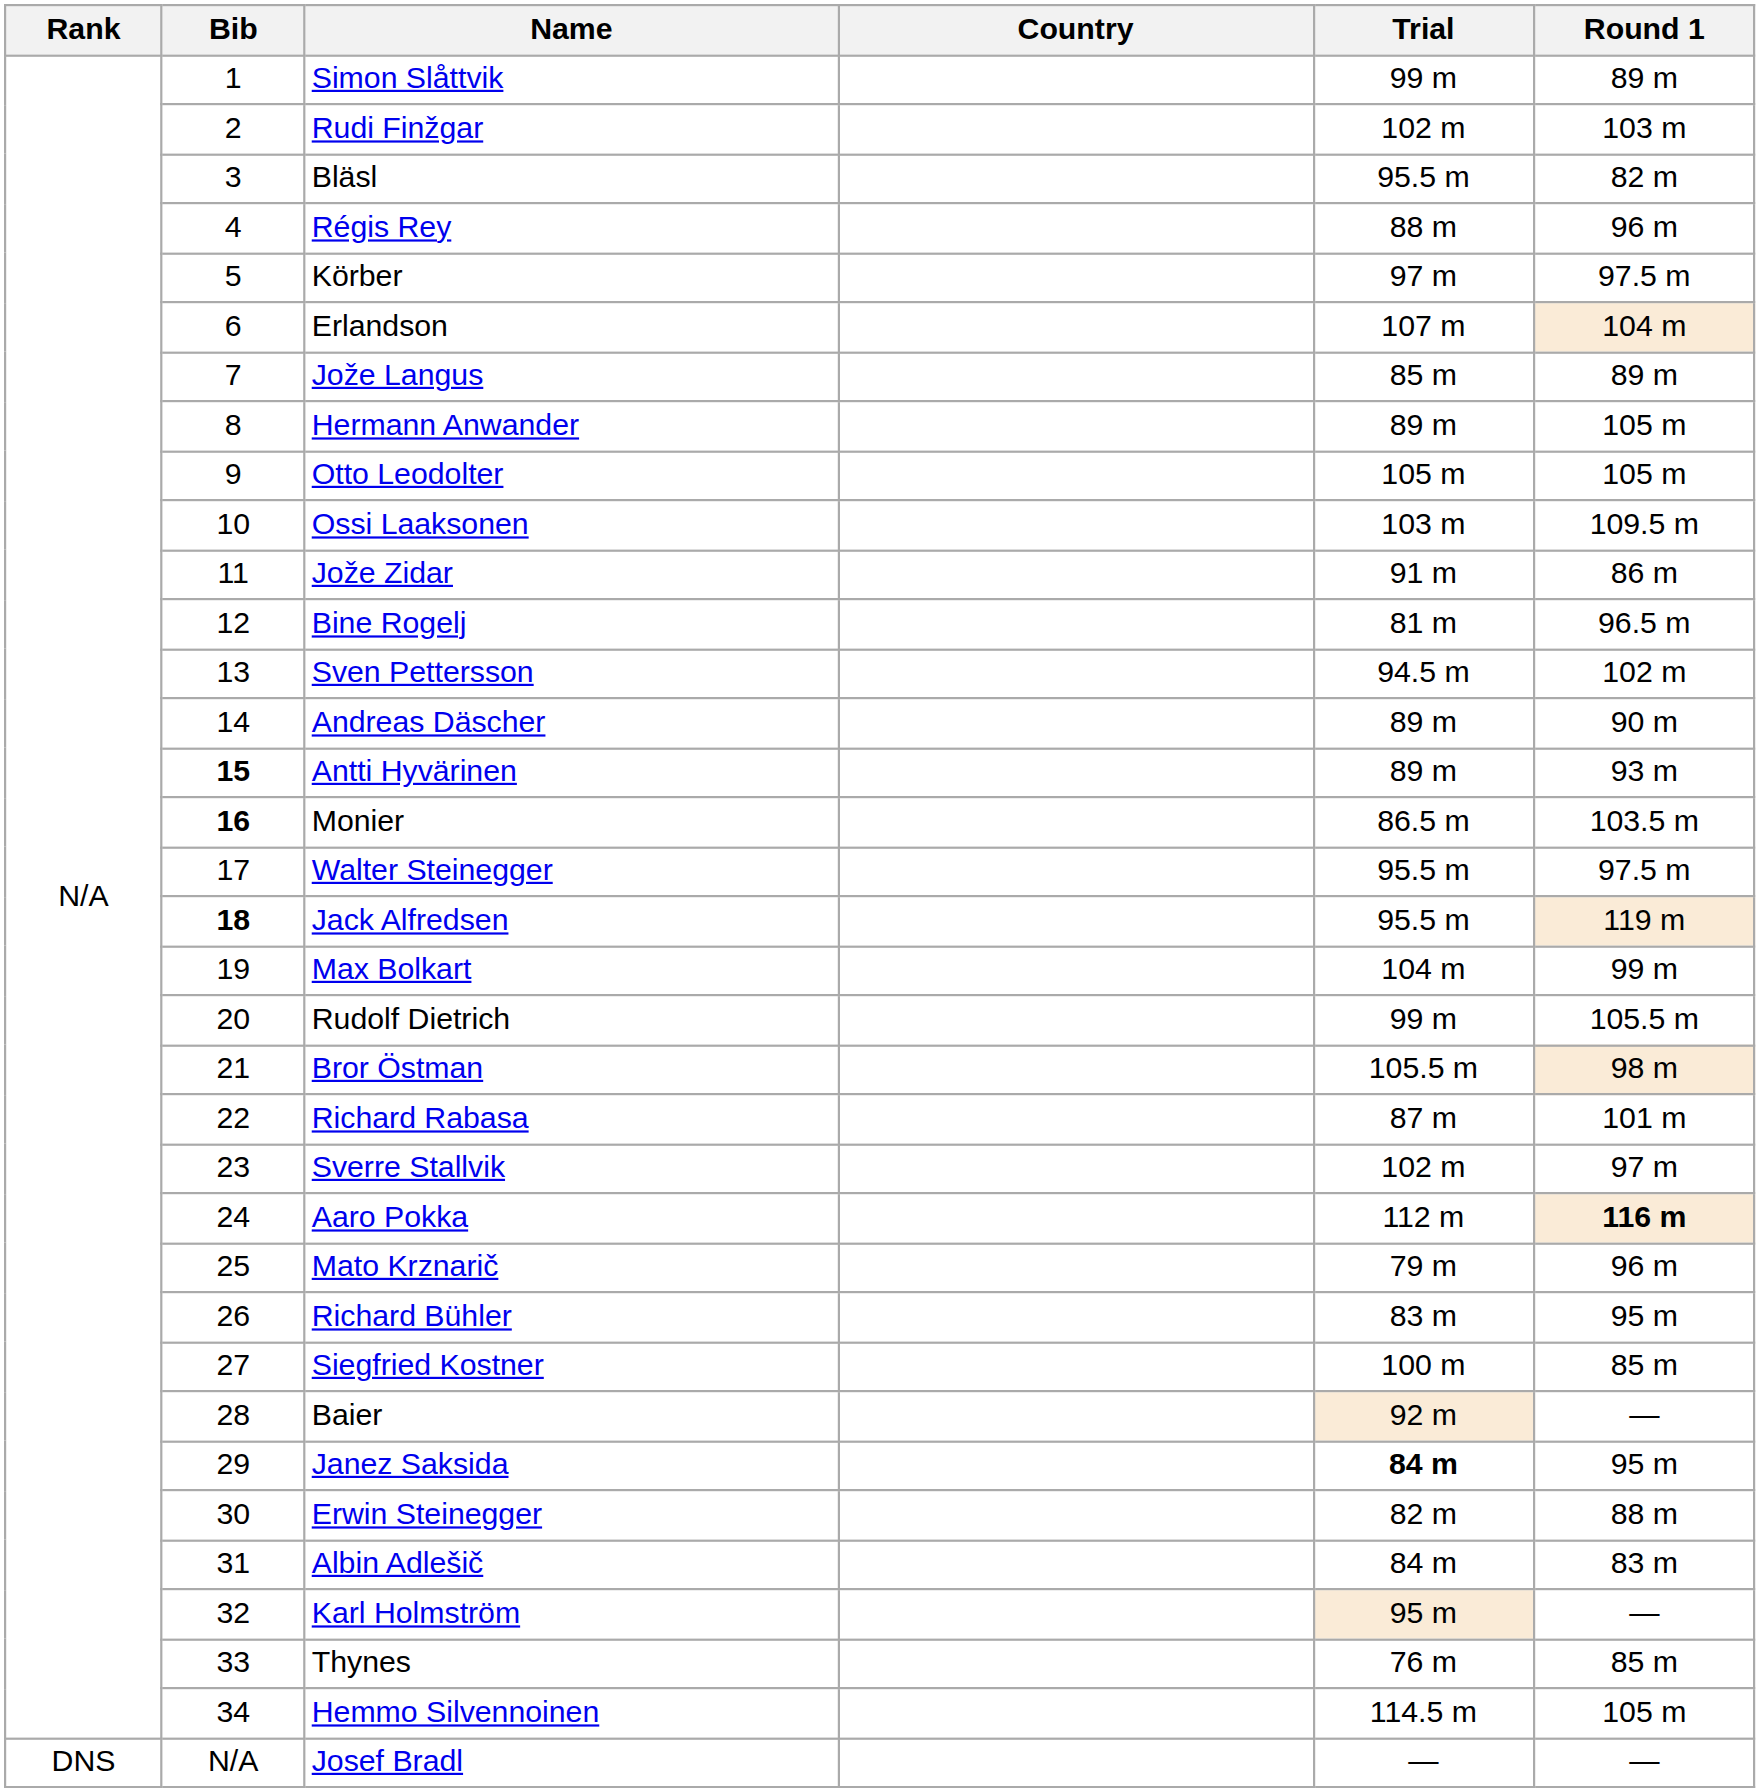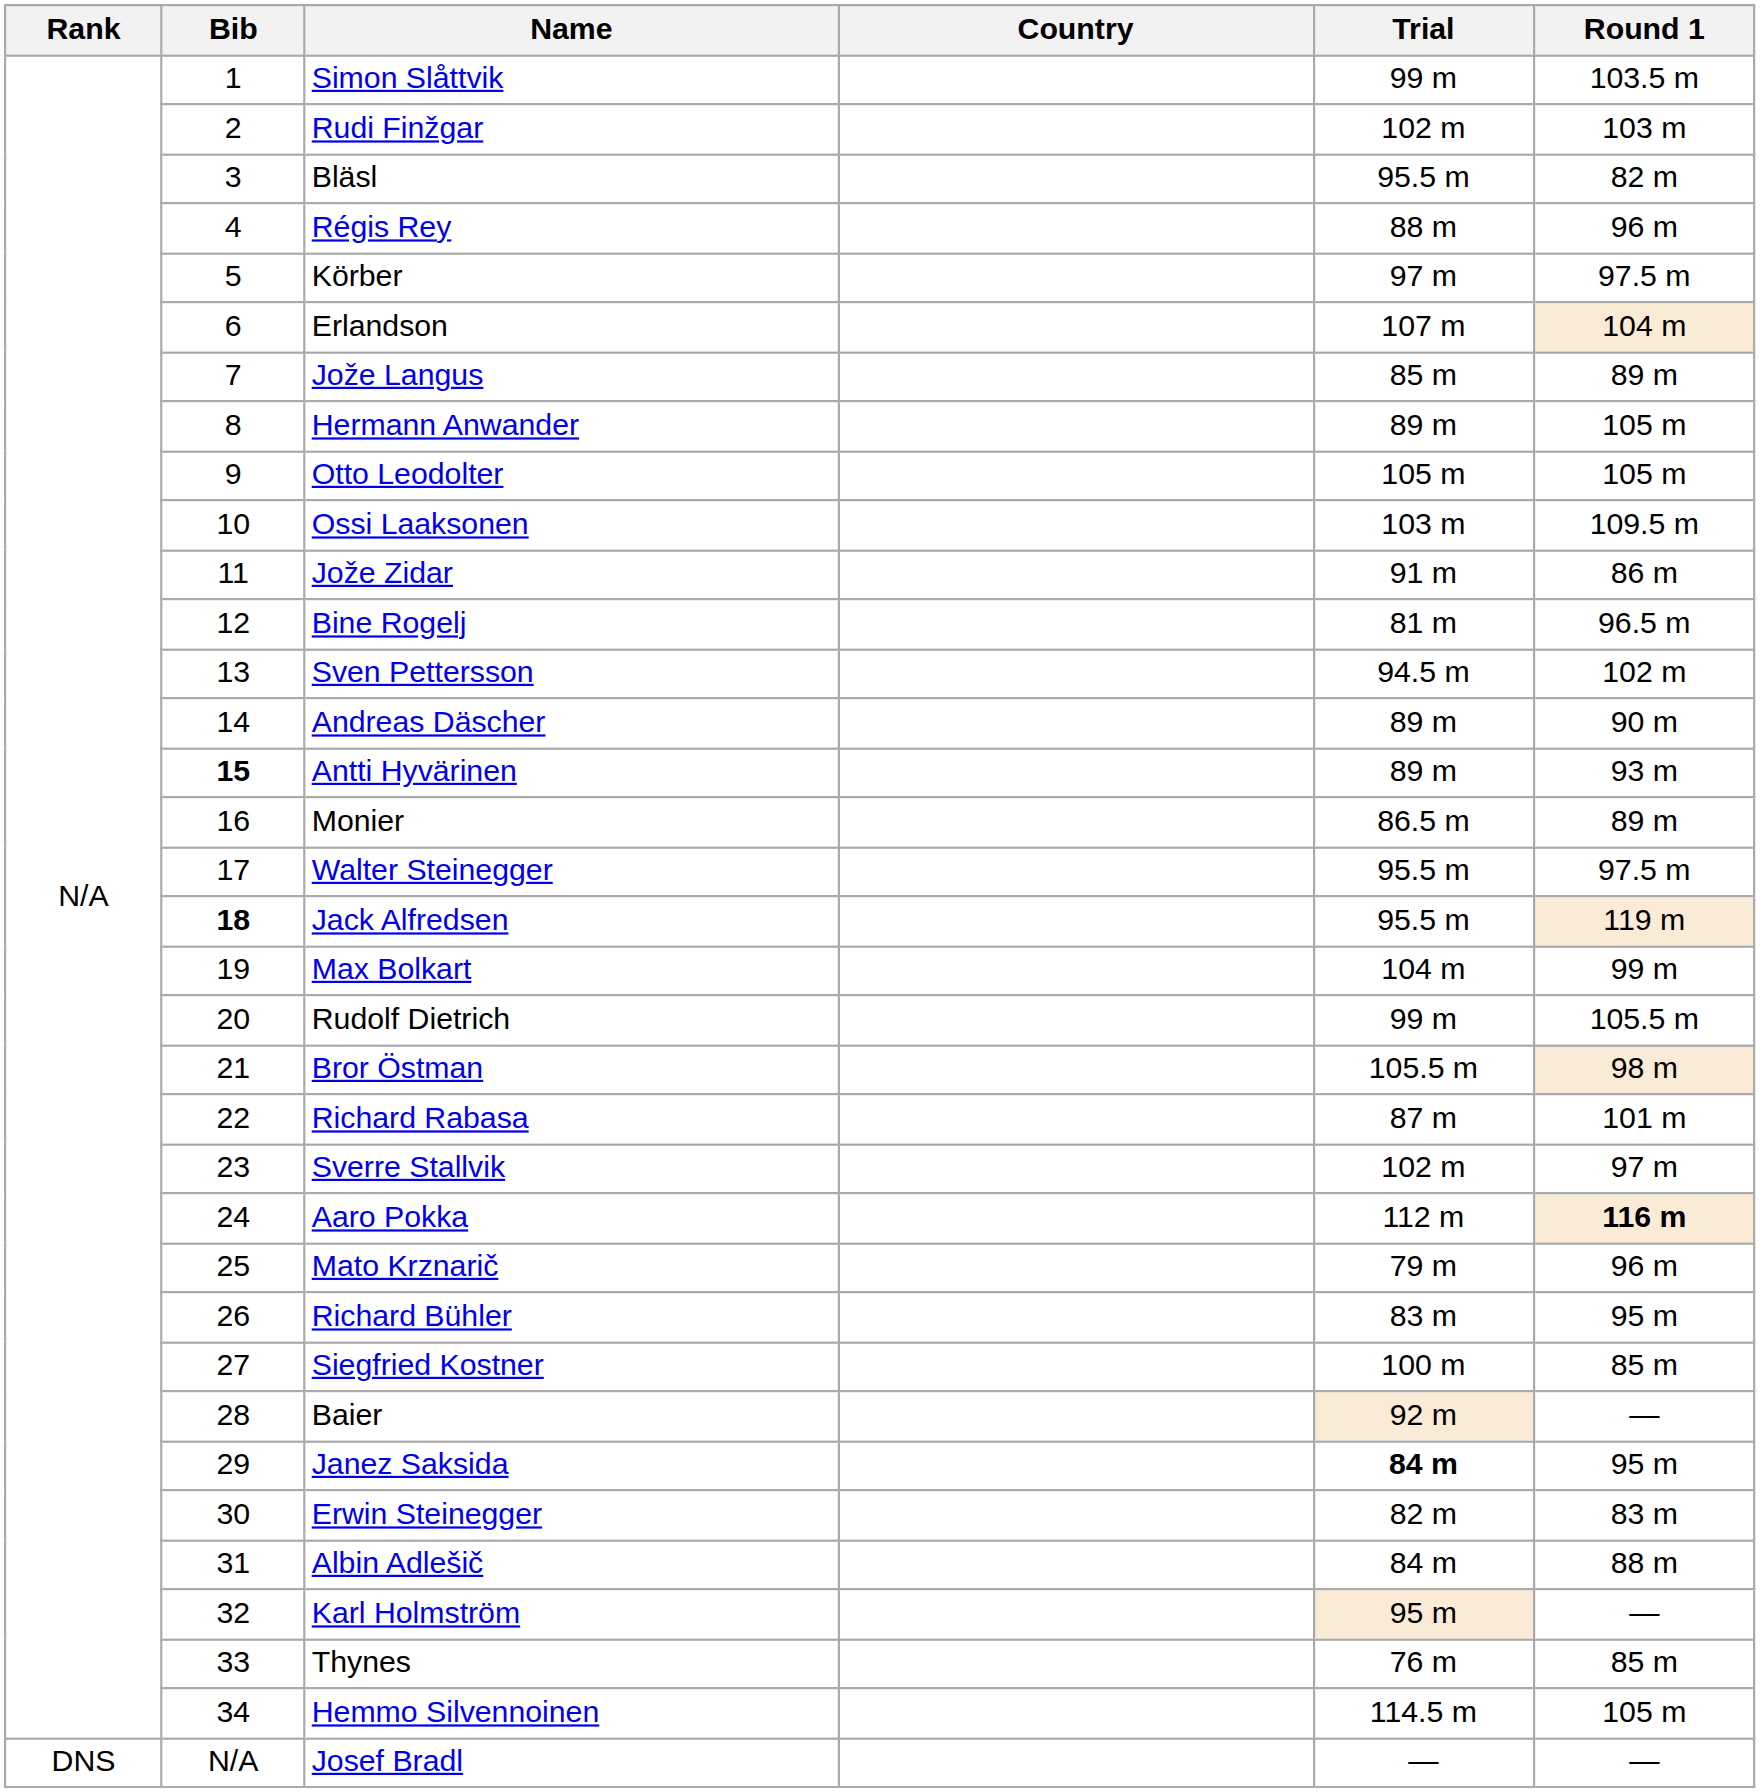(1644, 78) 89 m -> (1644, 78) 103.5 m
(233, 821) bold -> (233, 820) normal
(1644, 820) 103.5 m -> (1644, 820) 89 m
(1644, 1514) 88 m -> (1644, 1514) 83 m
(1644, 1563) 83 m -> (1644, 1563) 88 m
